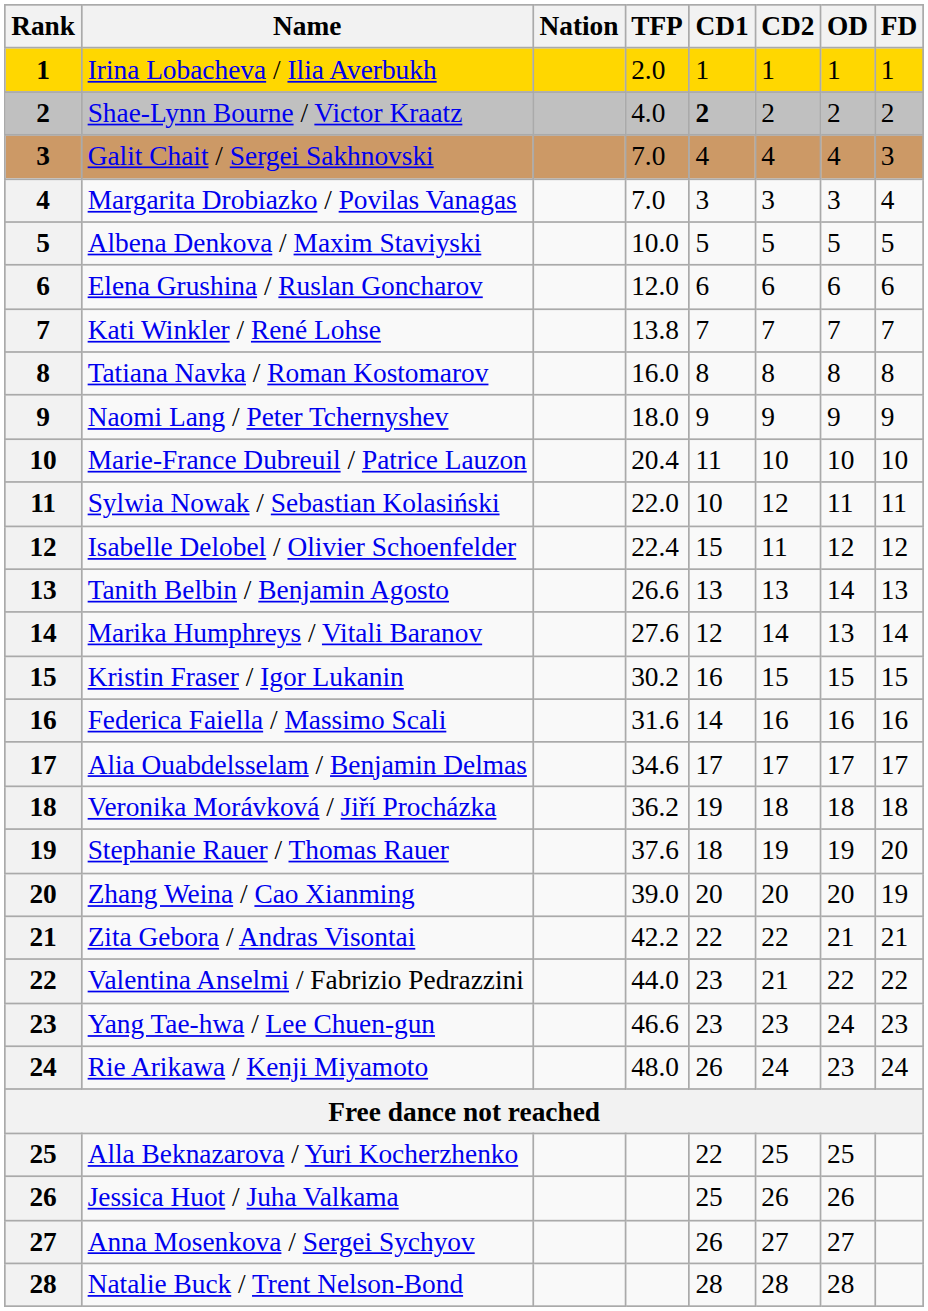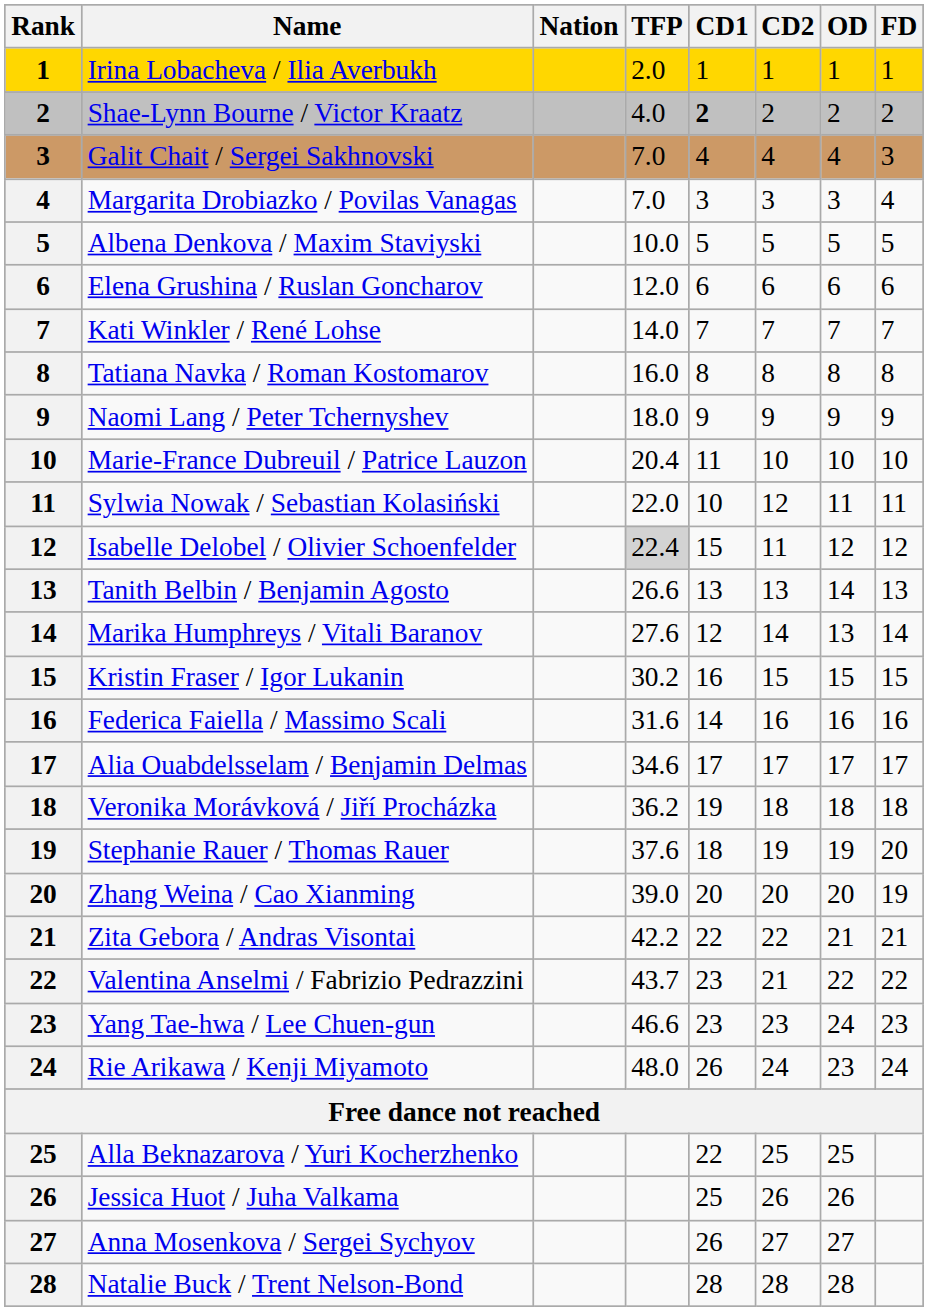(655, 329) 13.8 -> (655, 329) 14.0
(655, 546) no background -> (655, 546) lightgrey background
(655, 980) 44.0 -> (655, 980) 43.7
